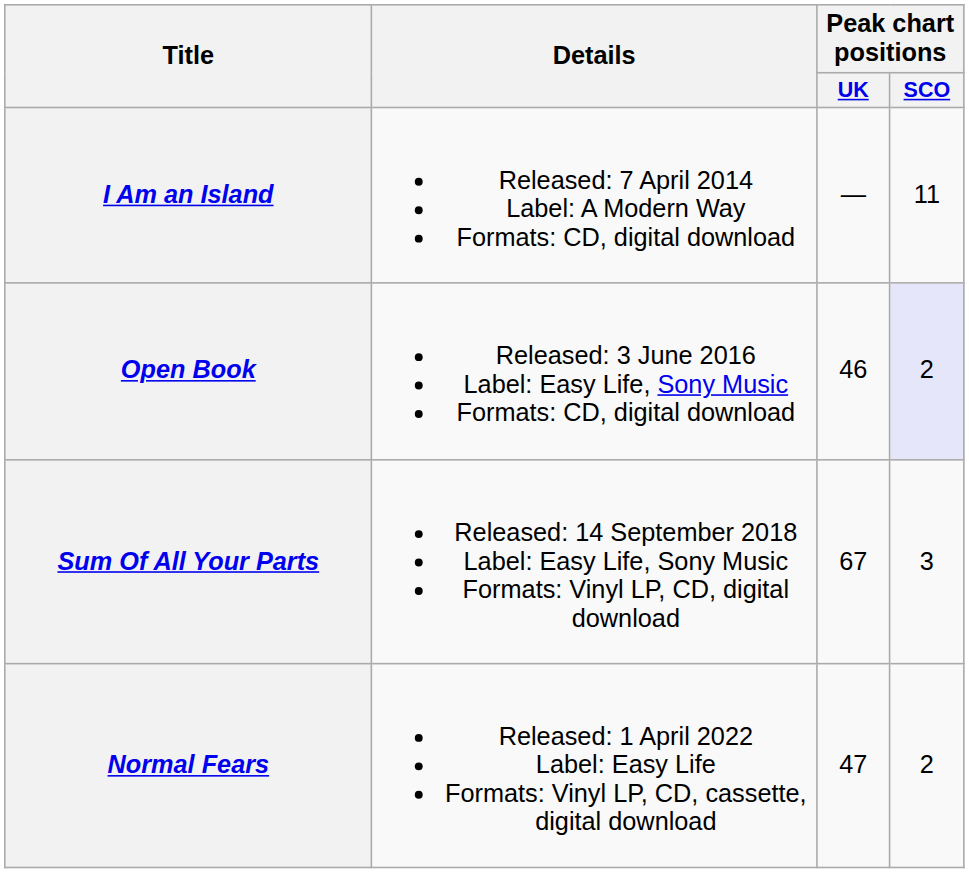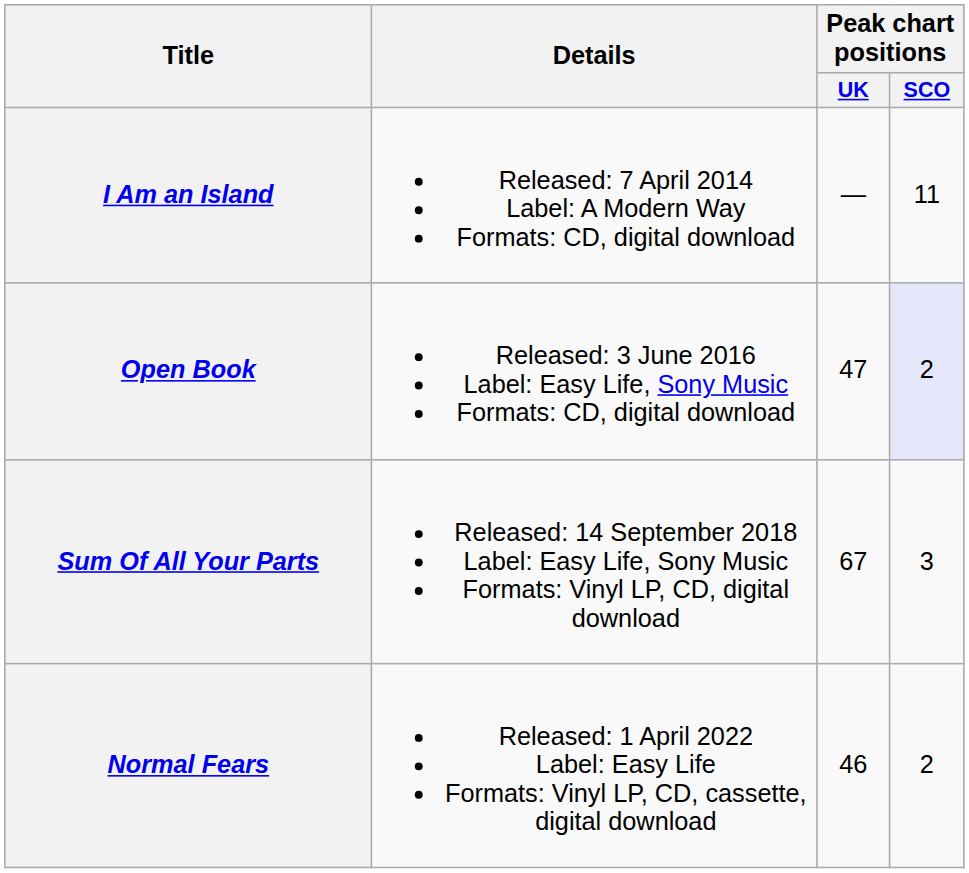(853, 370) 46 -> (853, 370) 47
(853, 765) 47 -> (853, 765) 46
